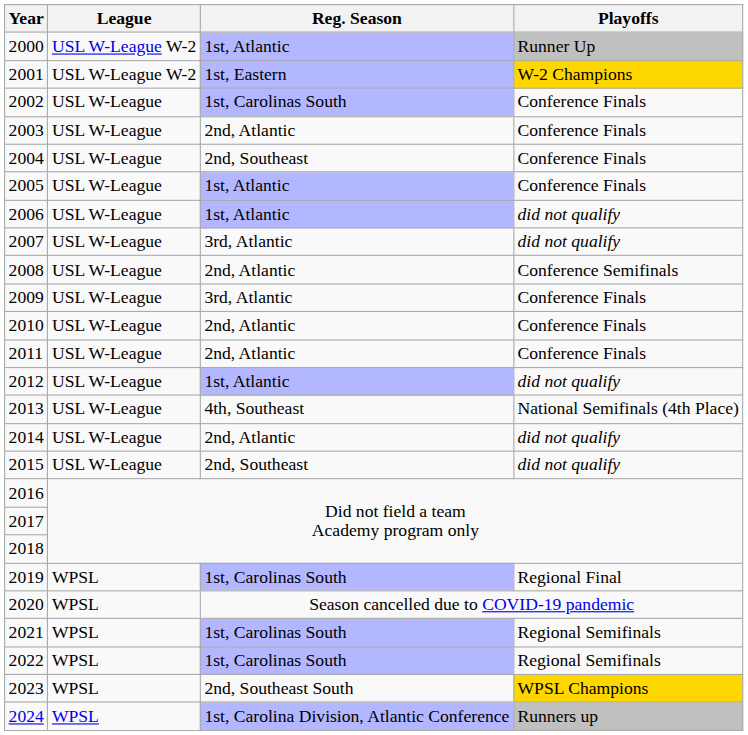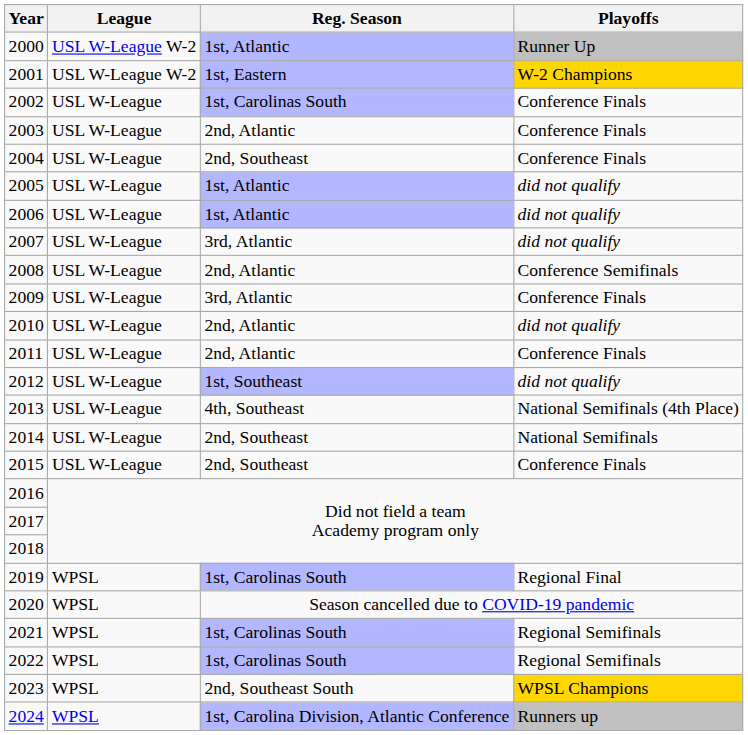(582, 185) Conference Finals -> (569, 185) did not qualify
(582, 325) Conference Finals -> (569, 325) did not qualify
(247, 381) 1st, Atlantic -> (253, 381) 1st, Southeast
(250, 437) 2nd, Atlantic -> (256, 437) 2nd, Southeast
(569, 437) did not qualify -> (588, 437) National Semifinals
(569, 465) did not qualify -> (582, 465) Conference Finals
